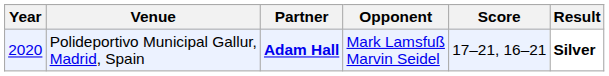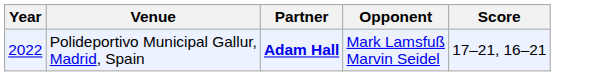- column: (577, 17)
(25, 50) 2020 -> (25, 50) 2022
